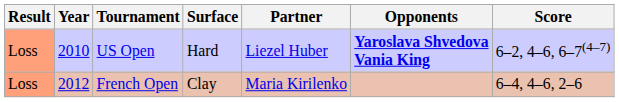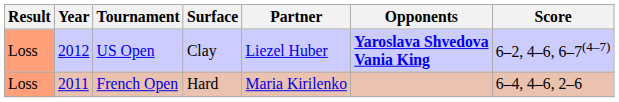(74, 50) 2010 -> (74, 50) 2012
(203, 50) Hard -> (202, 50) Clay
(74, 84) 2012 -> (73, 84) 2011
(202, 84) Clay -> (203, 84) Hard
